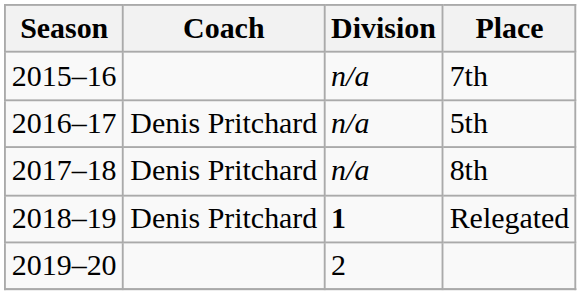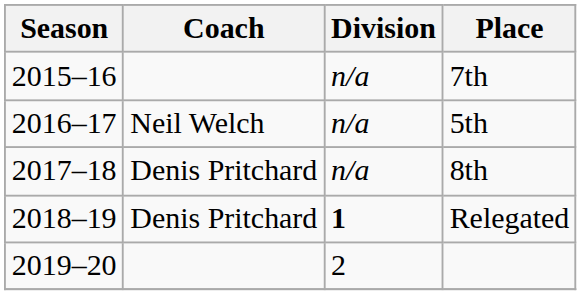(224, 123) Denis Pritchard -> (197, 123) Neil Welch
